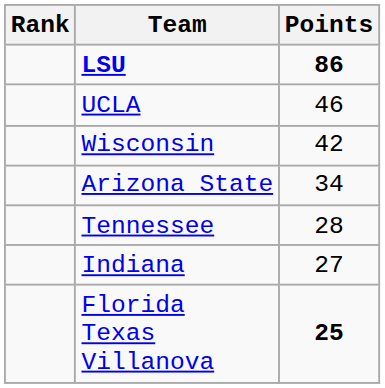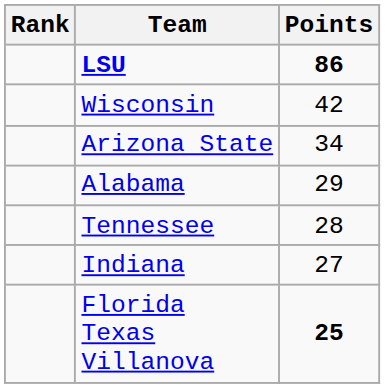- row: (111, 105)
+ row: (133, 185)
